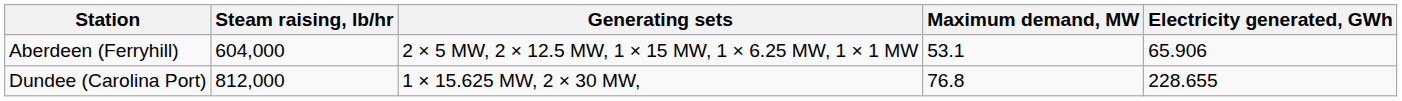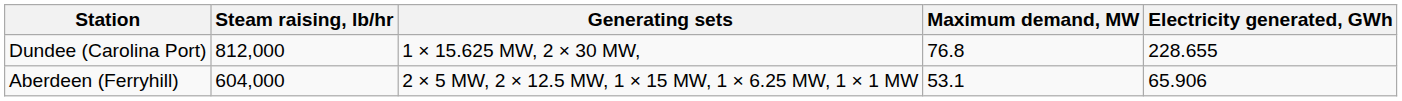rows swapped: (94, 50) <-> (108, 80)
